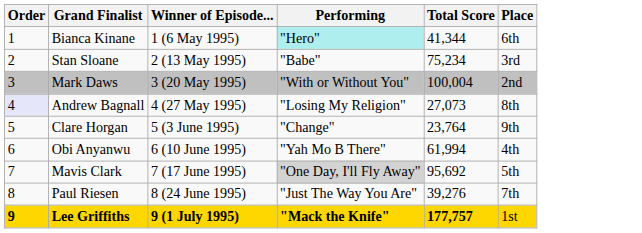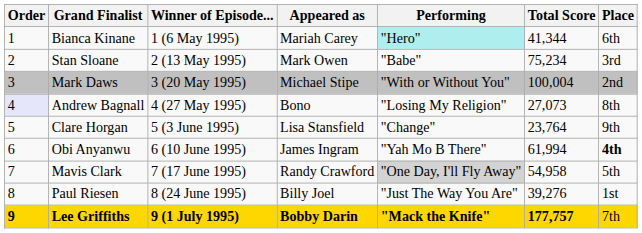+ column: (327, 15)
(510, 149) normal -> (612, 149) bold
(446, 171) 95,692 -> (547, 171) 54,958
(510, 194) 7th -> (610, 194) 1st
(509, 216) 1st -> (611, 216) 7th
